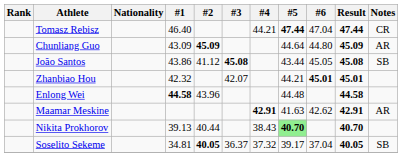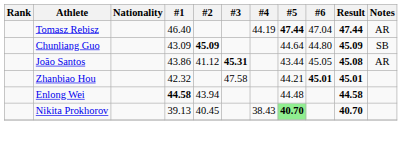(264, 29) 44.21 -> (264, 29) 44.19
(383, 29) CR -> (382, 29) AR
(383, 45) AR -> (382, 45) SB
(236, 62) 45.08 -> (236, 62) 45.31
(383, 62) SB -> (382, 62) AR
(236, 78) 42.07 -> (236, 78) 47.58
(208, 95) 43.96 -> (207, 95) 43.94
- row: (72, 111)
(208, 128) 40.44 -> (207, 111) 40.45
- row: (70, 144)
